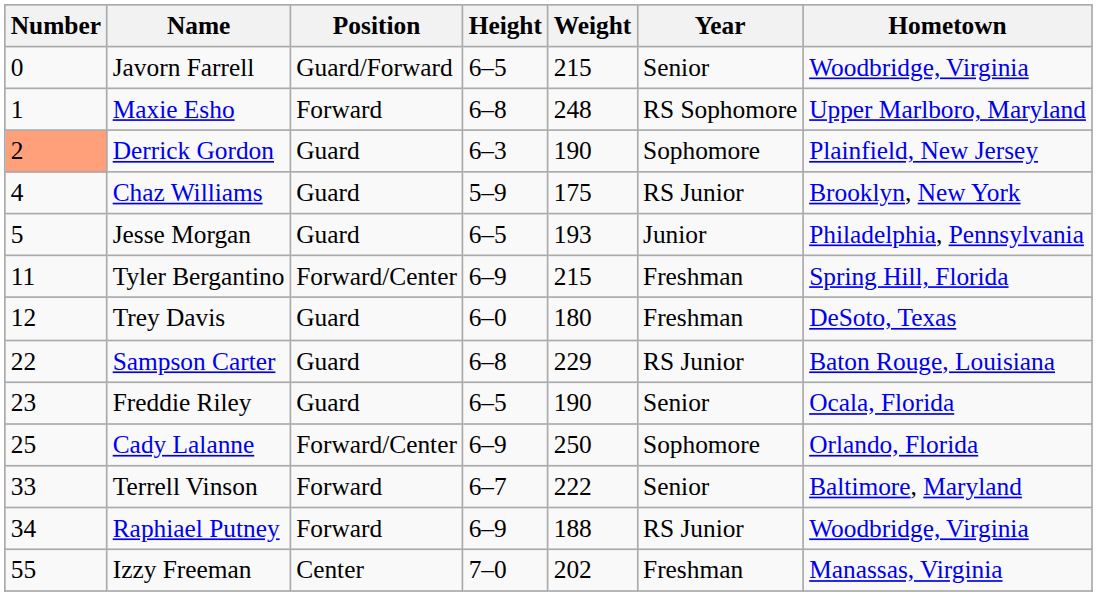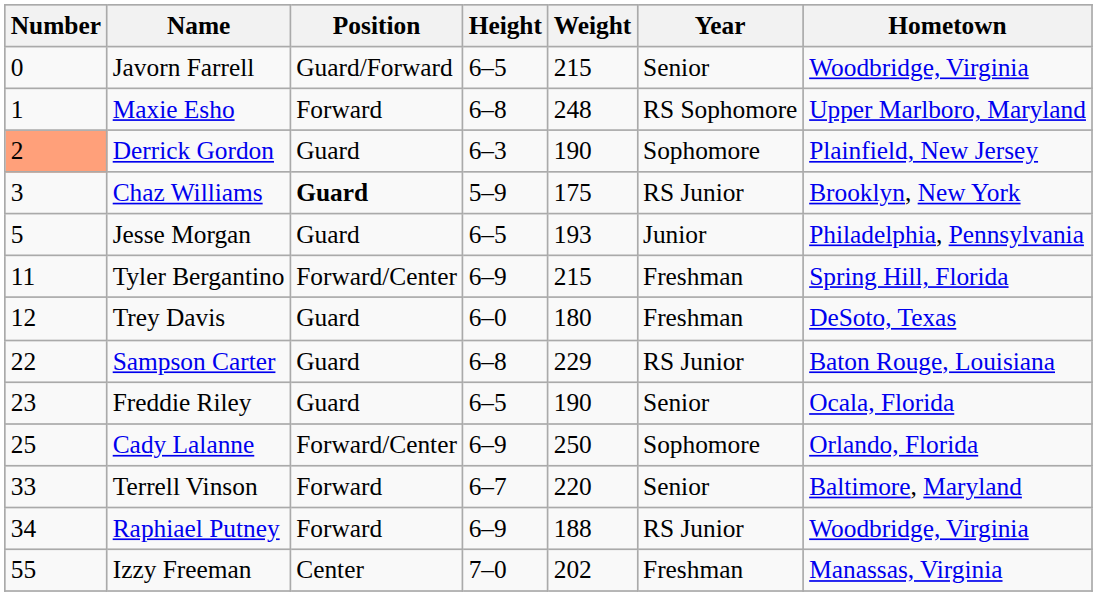(17, 193) 4 -> (17, 193) 3
(328, 193) normal -> (332, 193) bold
(573, 486) 222 -> (573, 486) 220
